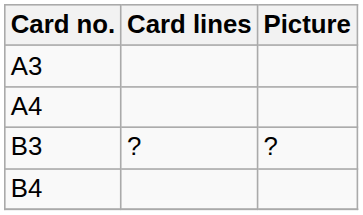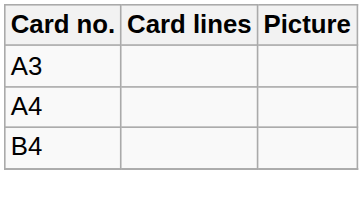- row: (27, 147)
